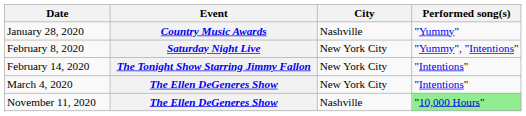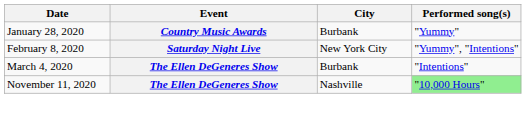(341, 31) Nashville -> (339, 31) Burbank
- row: (48, 66)
(353, 84) New York City -> (339, 66) Burbank
